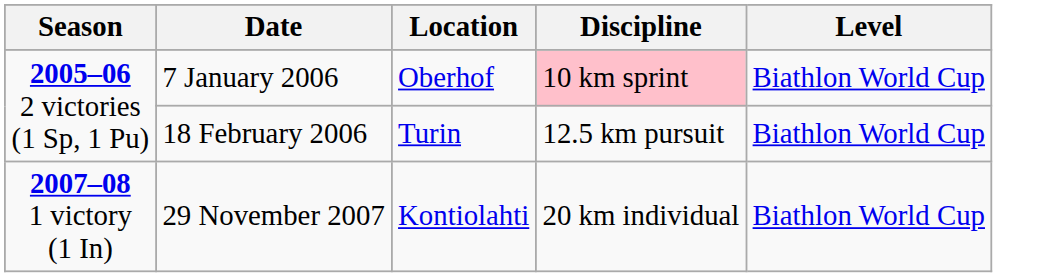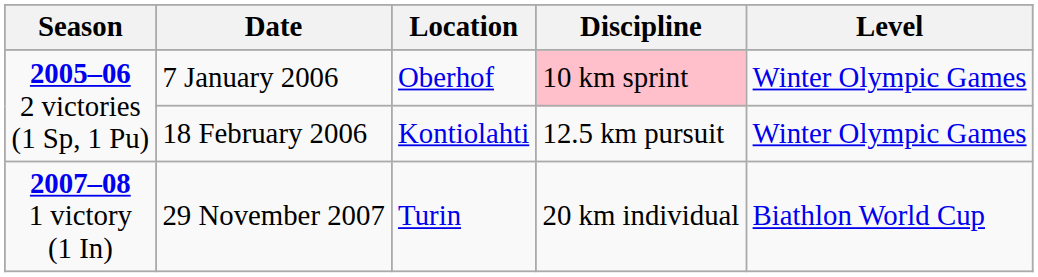(869, 77) Biathlon World Cup -> (890, 77) Winter Olympic Games
(430, 133) Turin -> (464, 133) Kontiolahti
(869, 133) Biathlon World Cup -> (890, 133) Winter Olympic Games
(464, 215) Kontiolahti -> (430, 215) Turin
